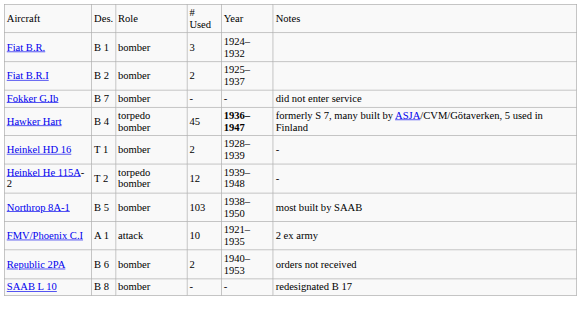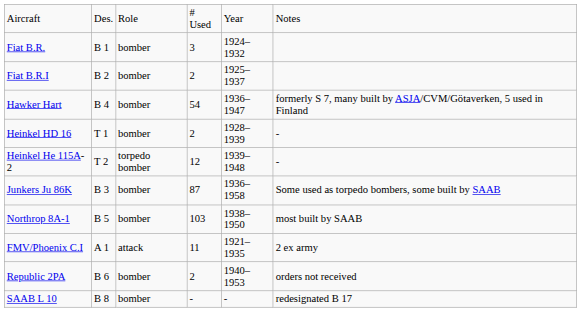- row: (33, 98)
(134, 121) torpedo bomber -> (134, 104) bomber
(195, 121) 45 -> (195, 104) 54
(237, 121) bold -> (237, 104) normal
+ row: (39, 190)
(195, 235) 10 -> (194, 247) 11
